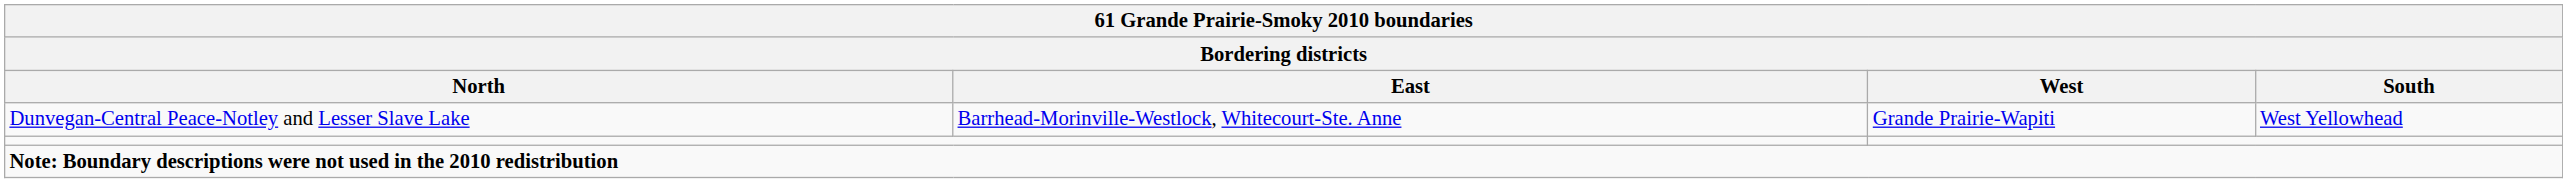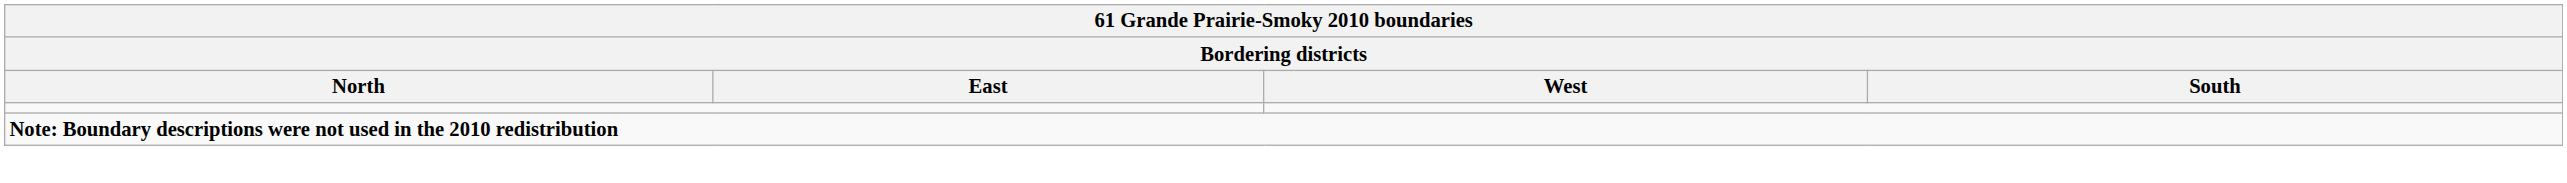- row: (240, 119)
